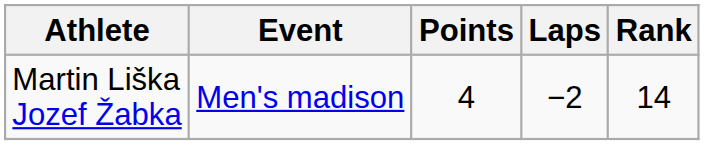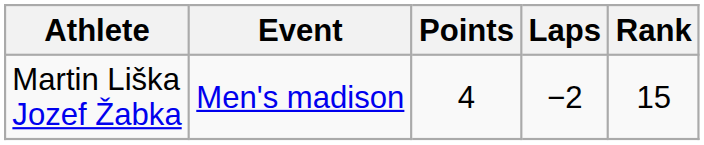(654, 96) 14 -> (654, 96) 15
